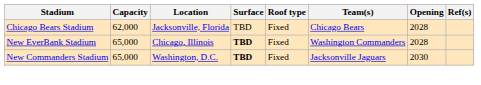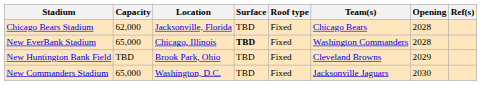+ row: (59, 58)
(243, 58) bold -> (245, 73) normal
